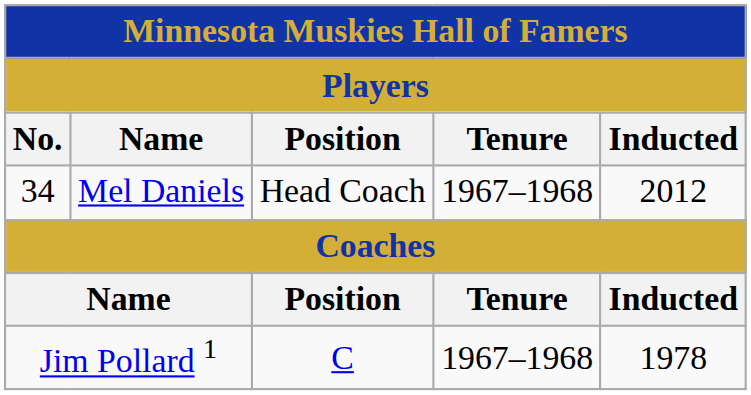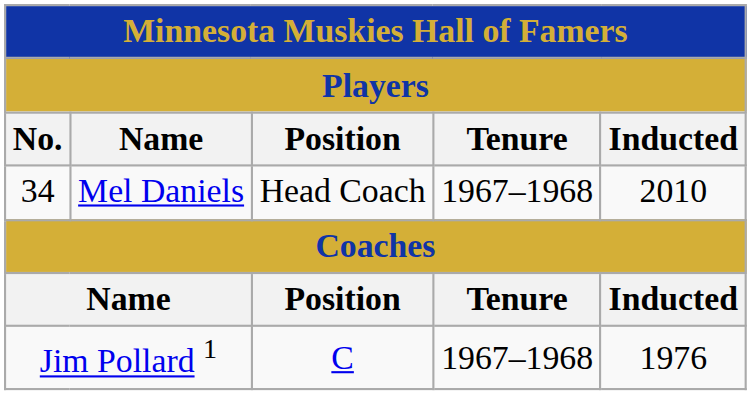(673, 191) 2012 -> (673, 191) 2010
(673, 357) 1978 -> (673, 357) 1976
